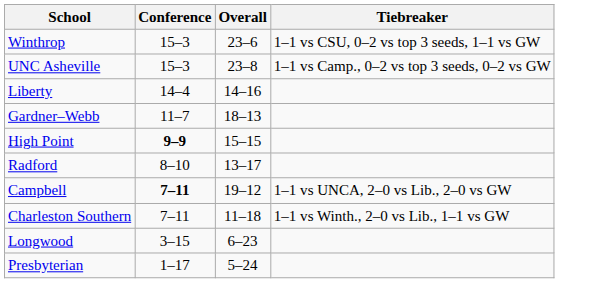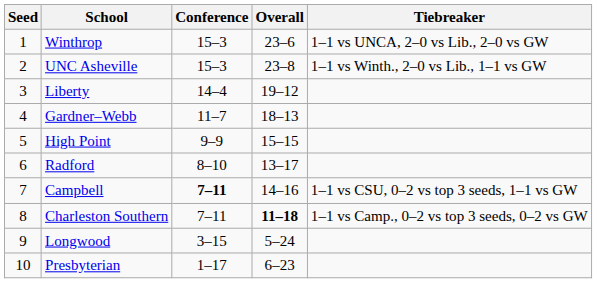+ column: (23, 17)
(407, 41) 1–1 vs CSU, 0–2 vs top 3 seeds, 1–1 vs GW -> (430, 41) 1–1 vs UNCA, 2–0 vs Lib., 2–0 vs GW
(412, 66) 1–1 vs Camp., 0–2 vs top 3 seeds, 0–2 vs GW -> (429, 66) 1–1 vs Winth., 2–0 vs Lib., 1–1 vs GW
(243, 91) 14–16 -> (280, 91) 19–12
(175, 141) bold -> (212, 141) normal
(243, 190) 19–12 -> (280, 190) 14–16
(393, 190) 1–1 vs UNCA, 2–0 vs Lib., 2–0 vs GW -> (444, 190) 1–1 vs CSU, 0–2 vs top 3 seeds, 1–1 vs GW
(243, 215) normal -> (280, 215) bold
(392, 215) 1–1 vs Winth., 2–0 vs Lib., 1–1 vs GW -> (449, 215) 1–1 vs Camp., 0–2 vs top 3 seeds, 0–2 vs GW
(243, 240) 6–23 -> (280, 240) 5–24
(243, 265) 5–24 -> (280, 265) 6–23
